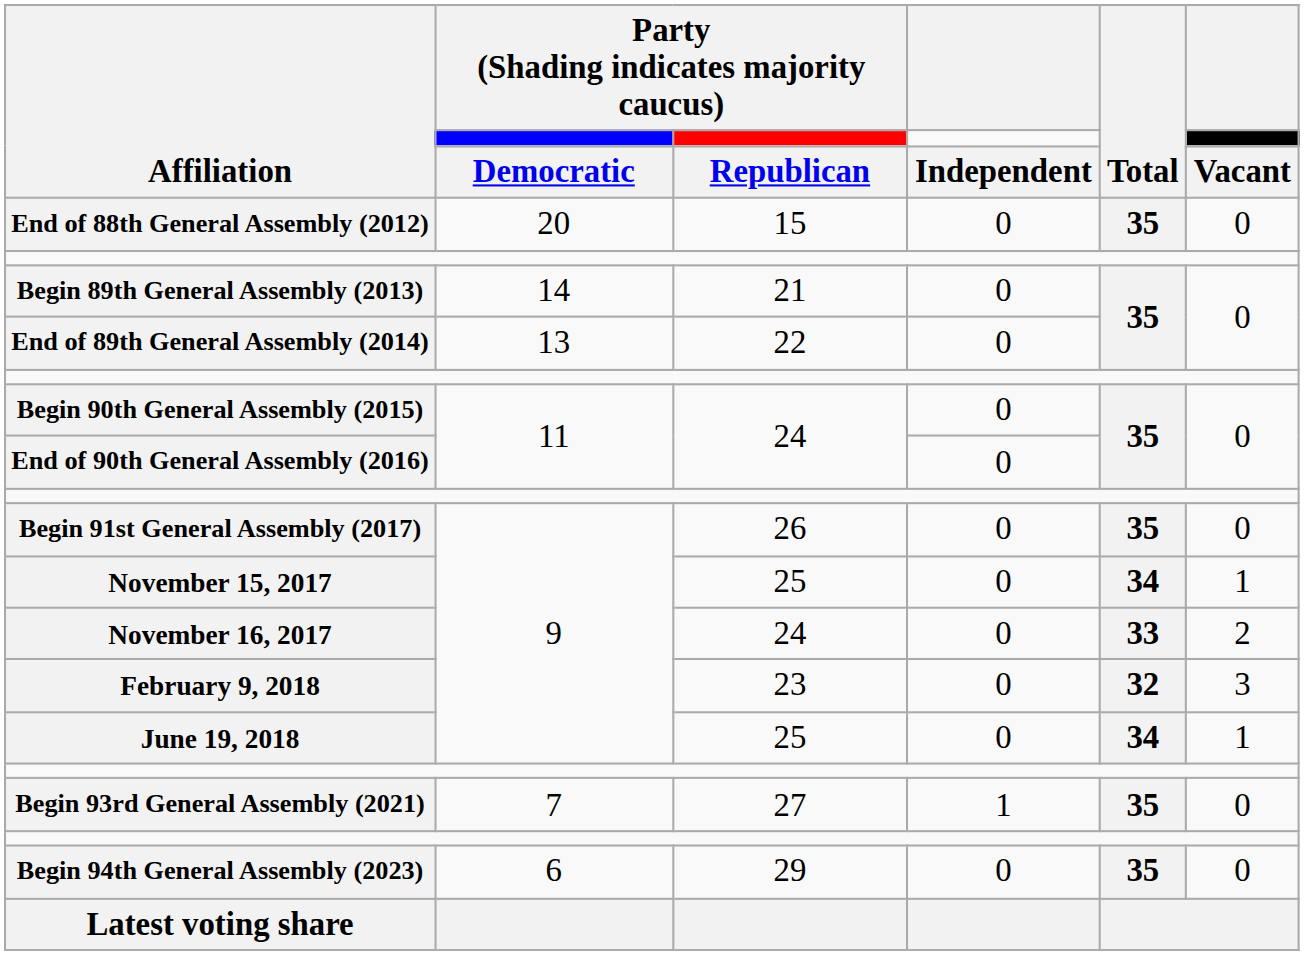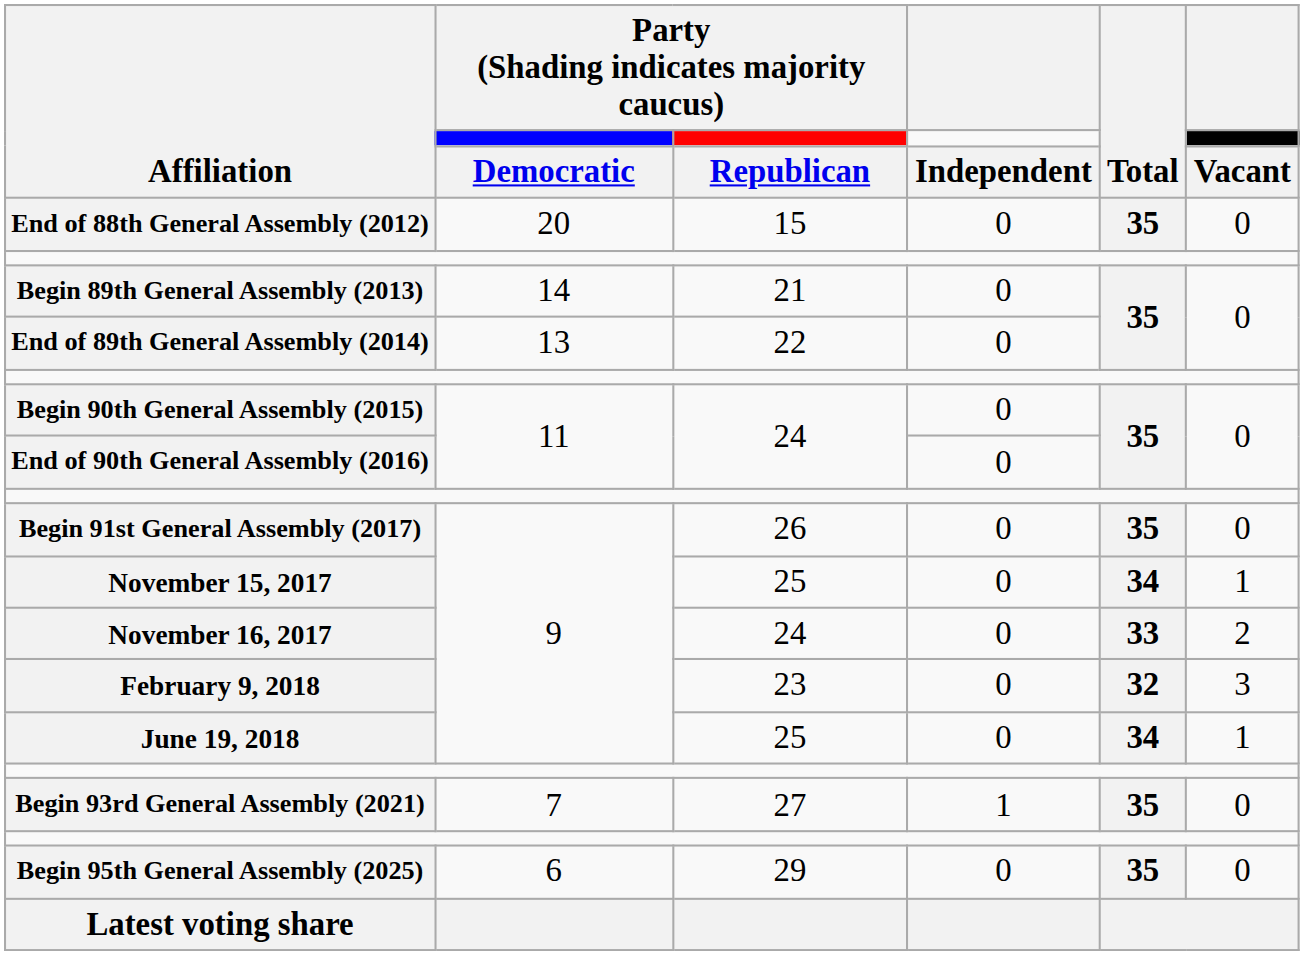- row: (220, 871)
+ row: (220, 871)
